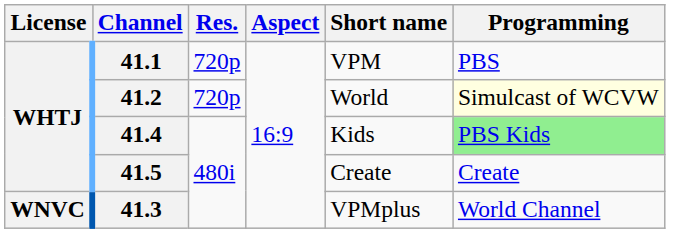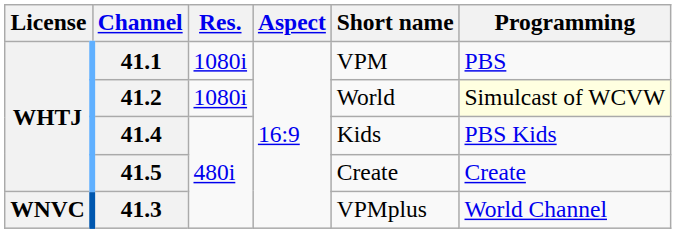(217, 60) 720p -> (220, 60) 1080i
(217, 97) 720p -> (220, 97) 1080i
(504, 135) lightgreen background -> (511, 135) no background
